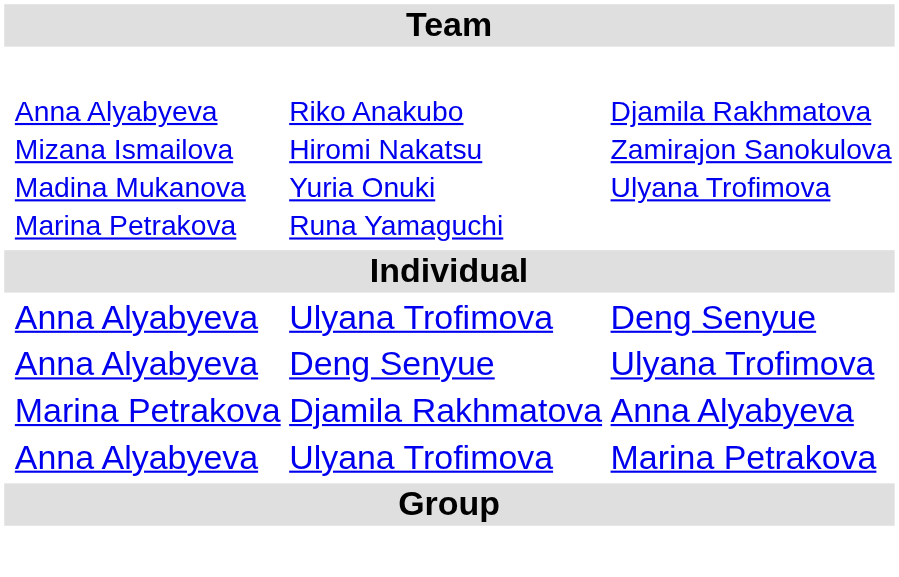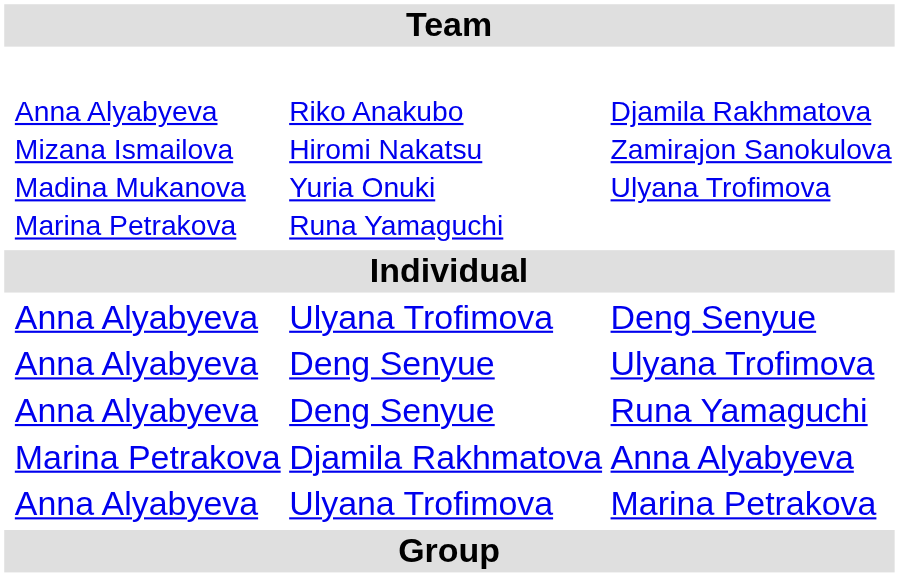+ row: (392, 410)
